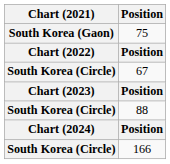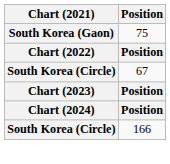- row: (142, 110)
